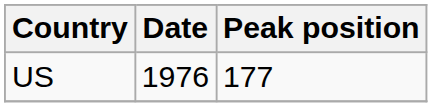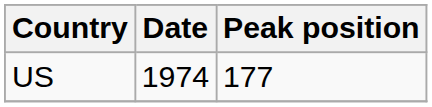(175, 76) 1976 -> (175, 76) 1974
